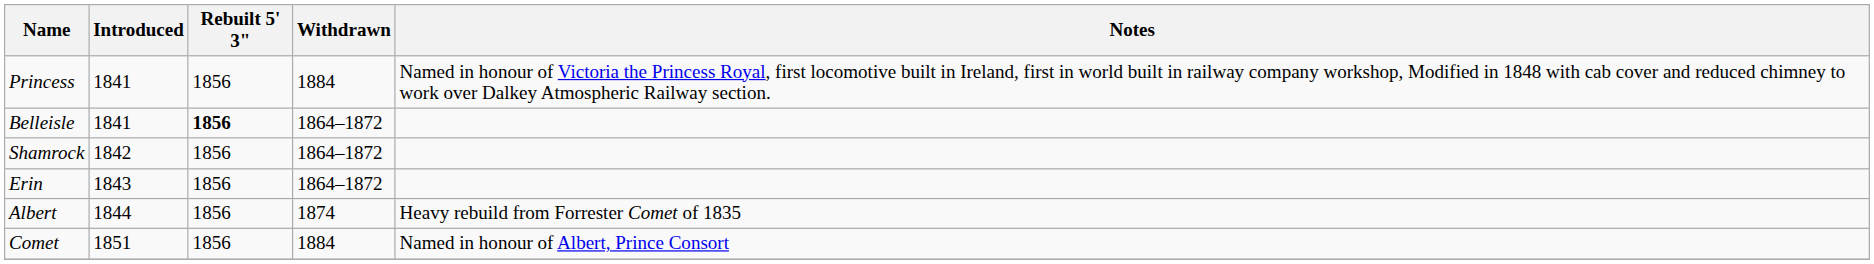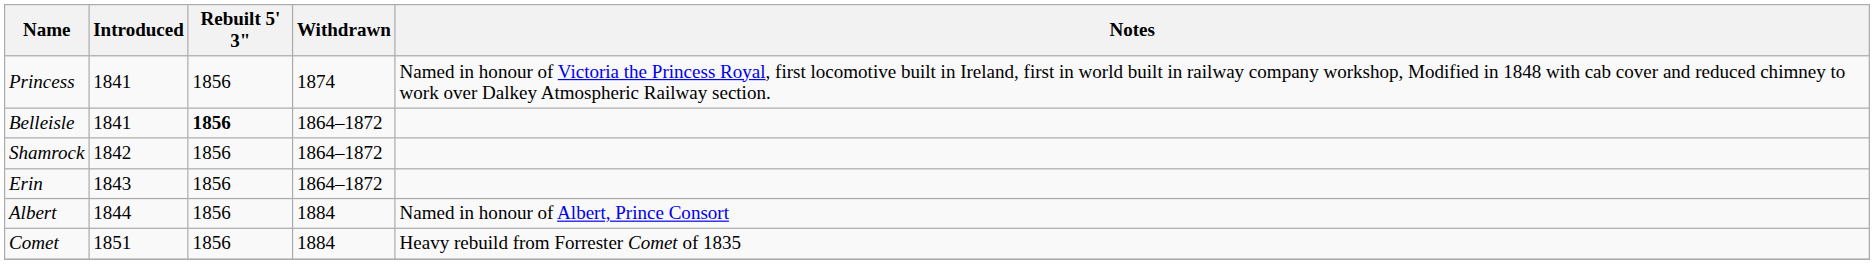(316, 81) 1884 -> (316, 81) 1874
(316, 213) 1874 -> (316, 213) 1884
(570, 213) Heavy rebuild from Forrester Comet of 1835 -> (564, 213) Named in honour of Albert, Prince Consort
(564, 243) Named in honour of Albert, Prince Consort -> (570, 243) Heavy rebuild from Forrester Comet of 1835
